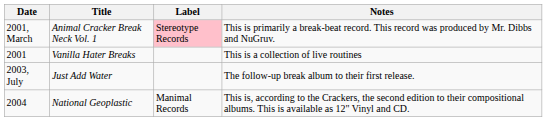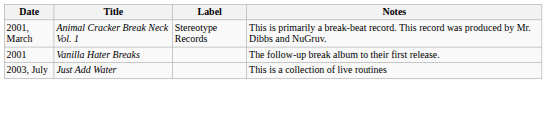(177, 33) pink background -> (196, 33) no background
(293, 54) This is a collection of live routines -> (344, 54) The follow-up break album to their first release.
(319, 76) The follow-up break album to their first release. -> (318, 70) This is a collection of live routines
- row: (17, 103)
